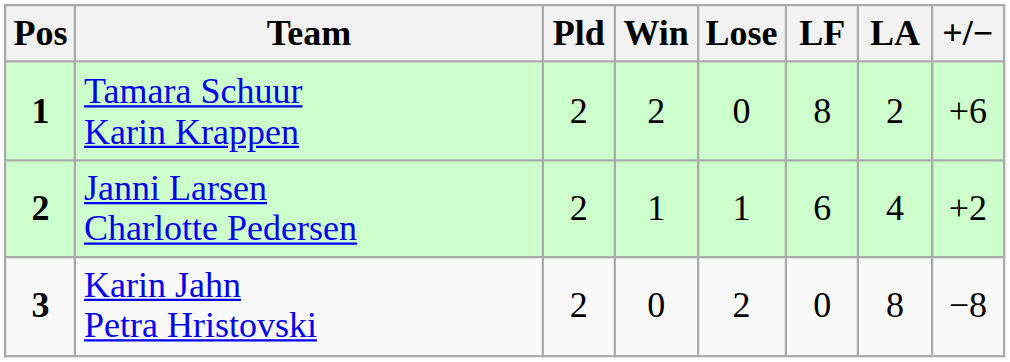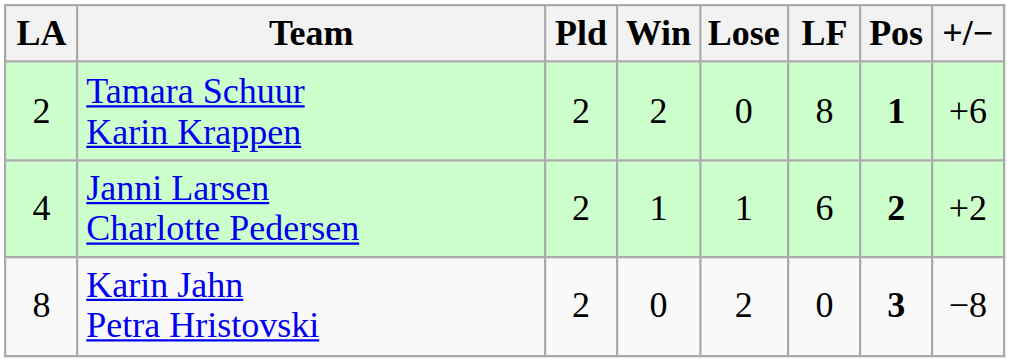columns swapped: (40, 33) <-> (895, 33)
